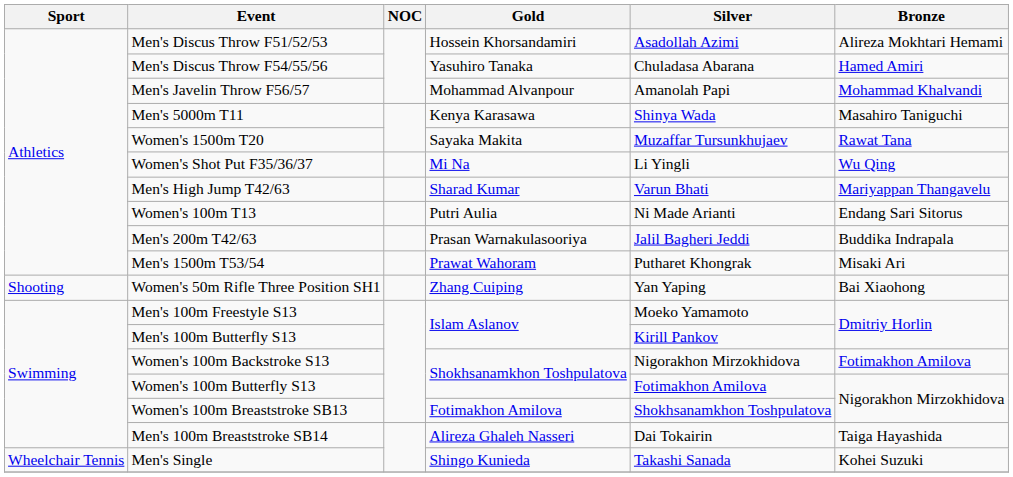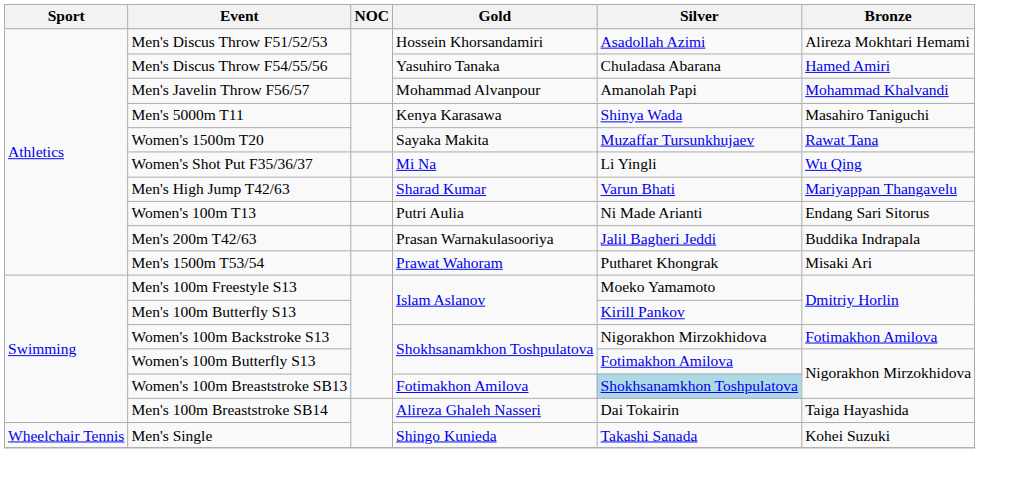- row: (256, 287)
(733, 410) no background -> (699, 386) lightblue background
